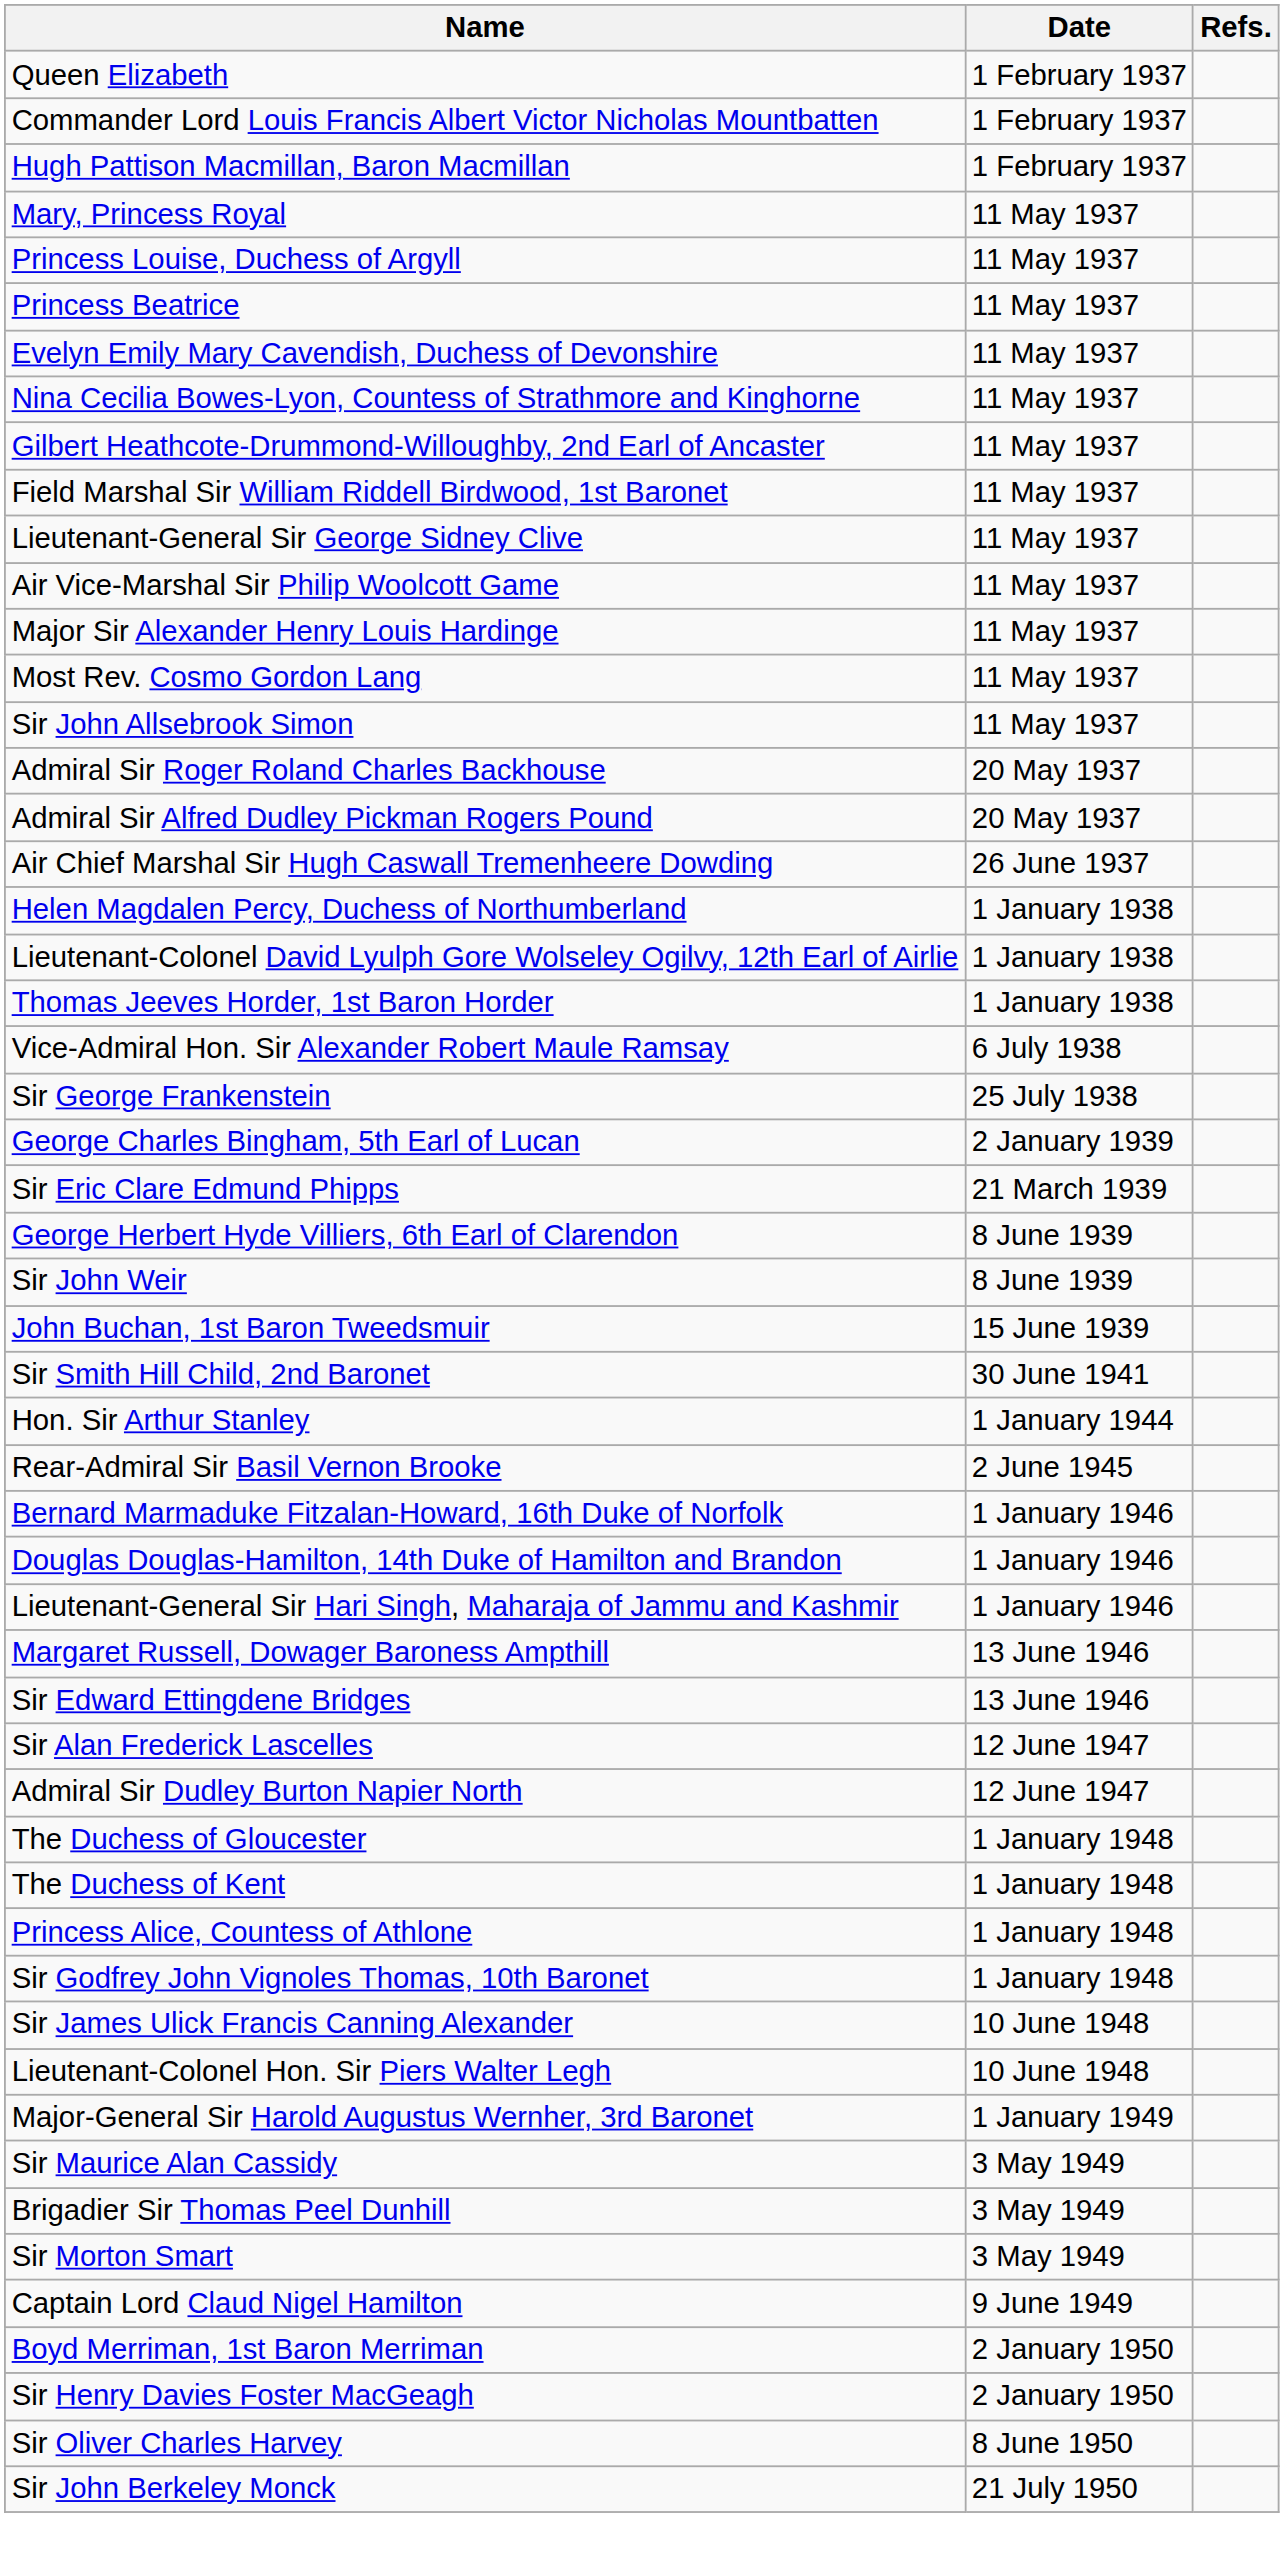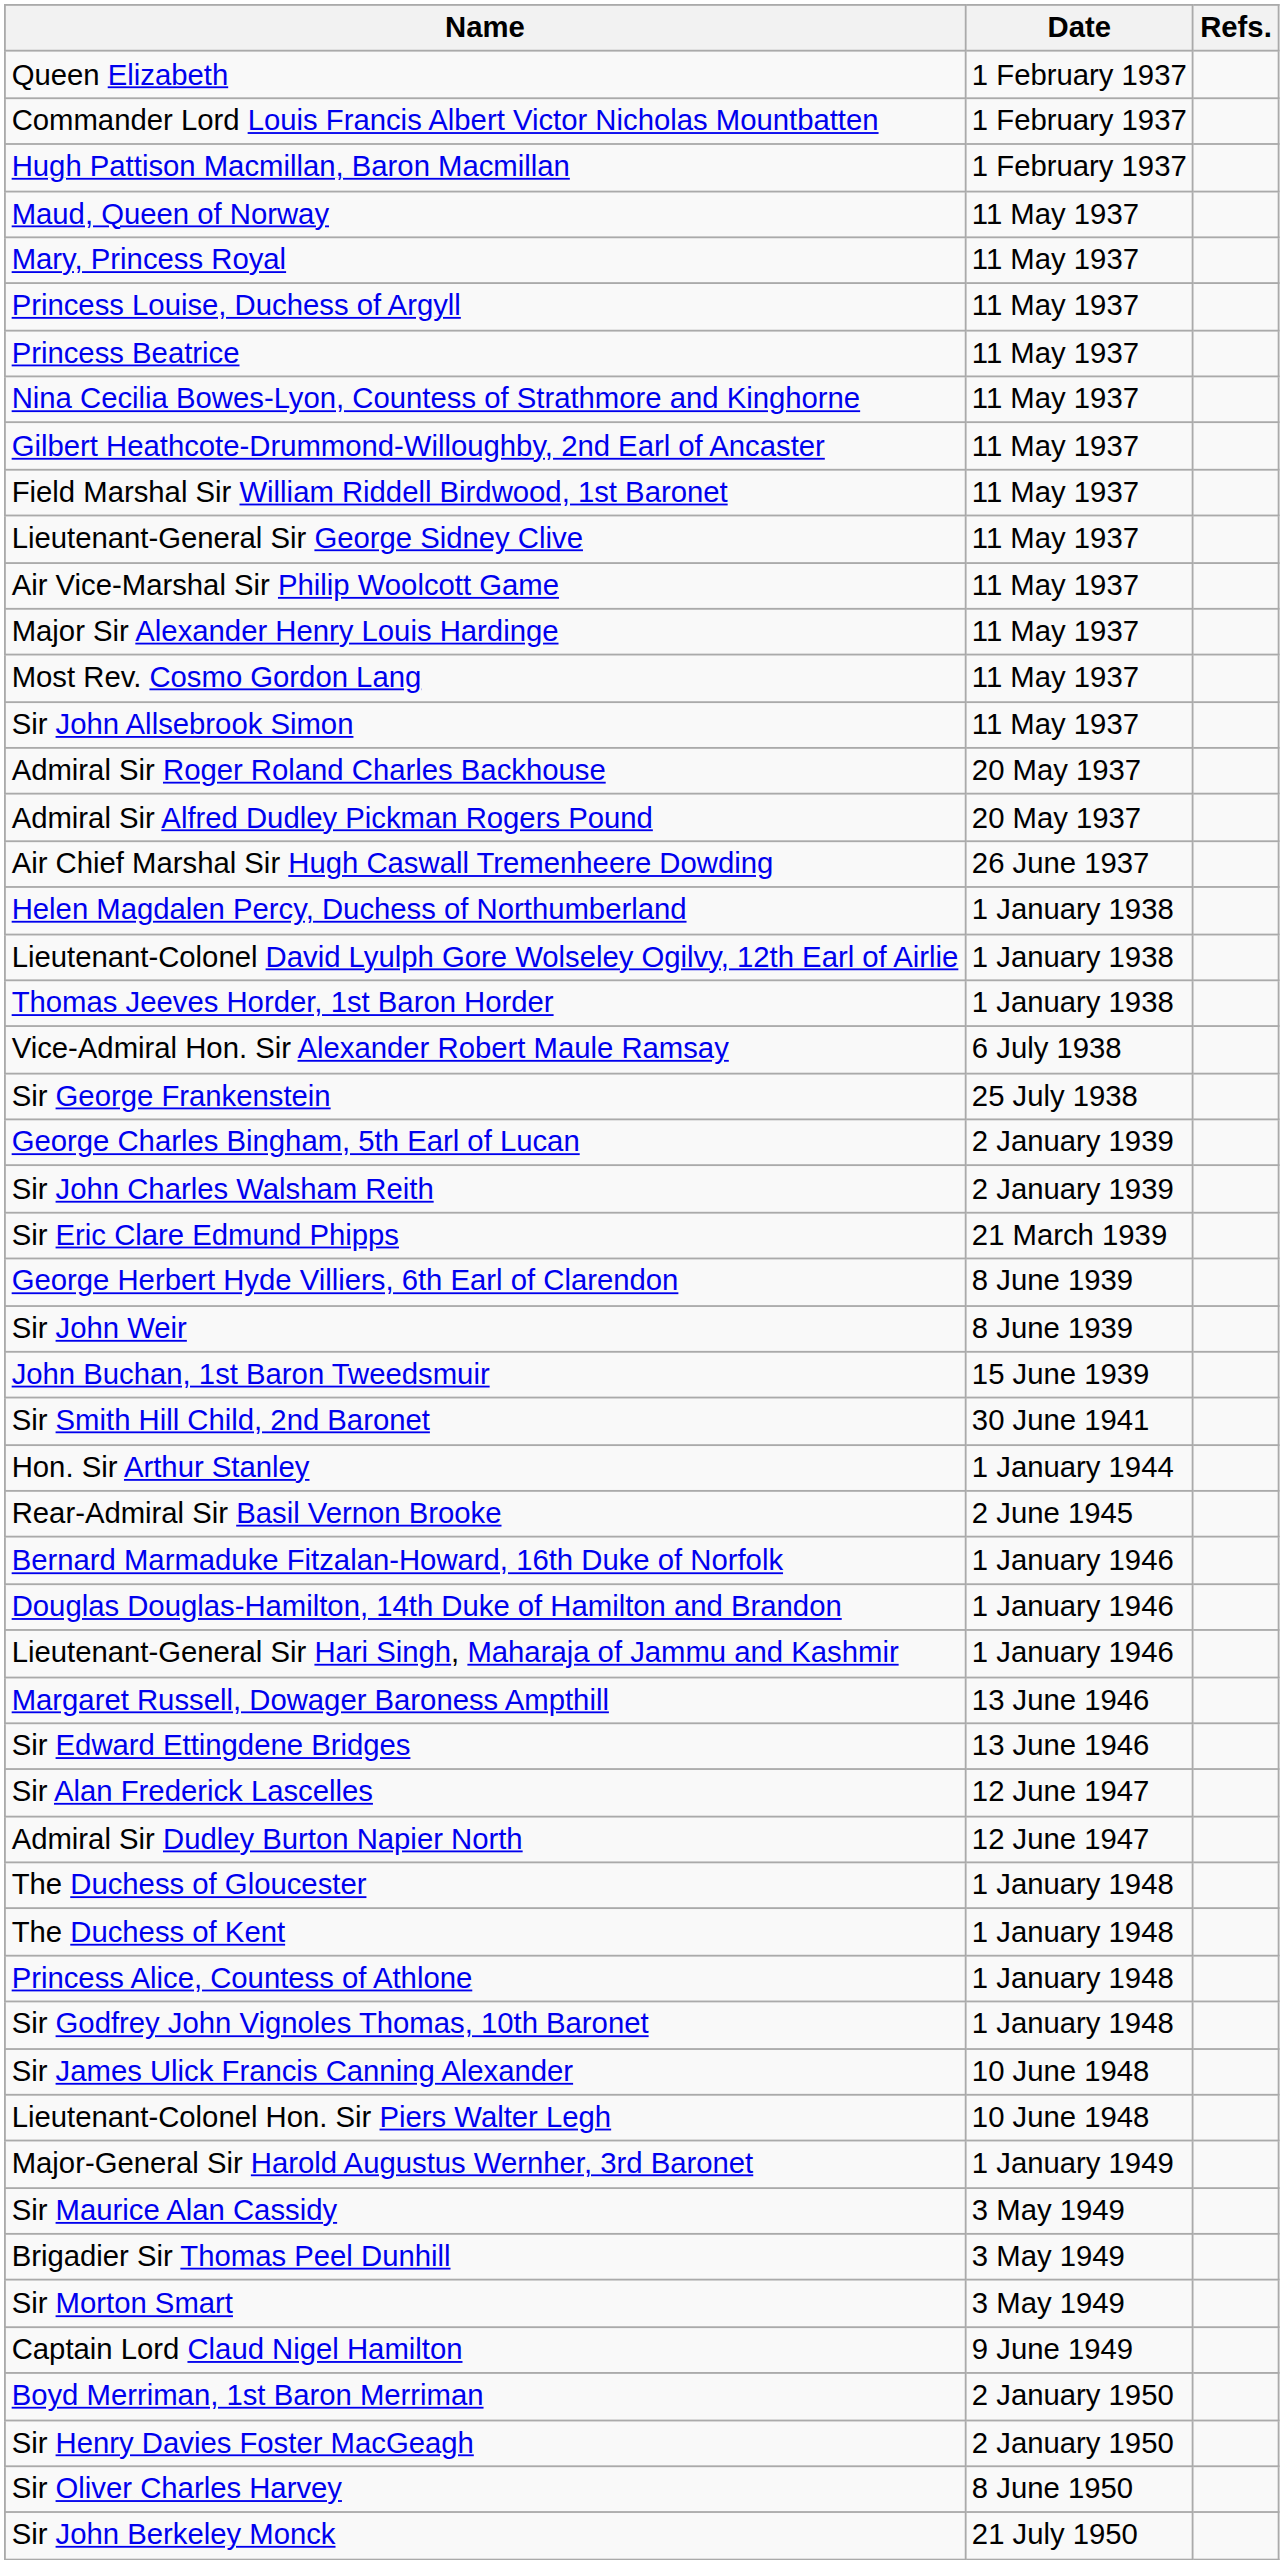+ row: (170, 213)
- row: (365, 352)
+ row: (223, 1188)
